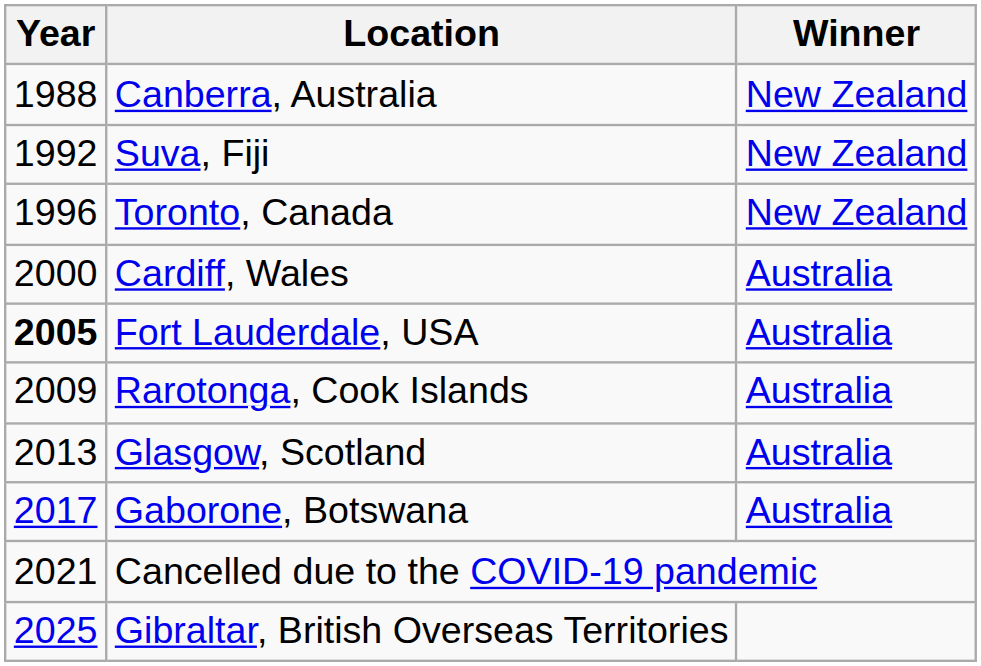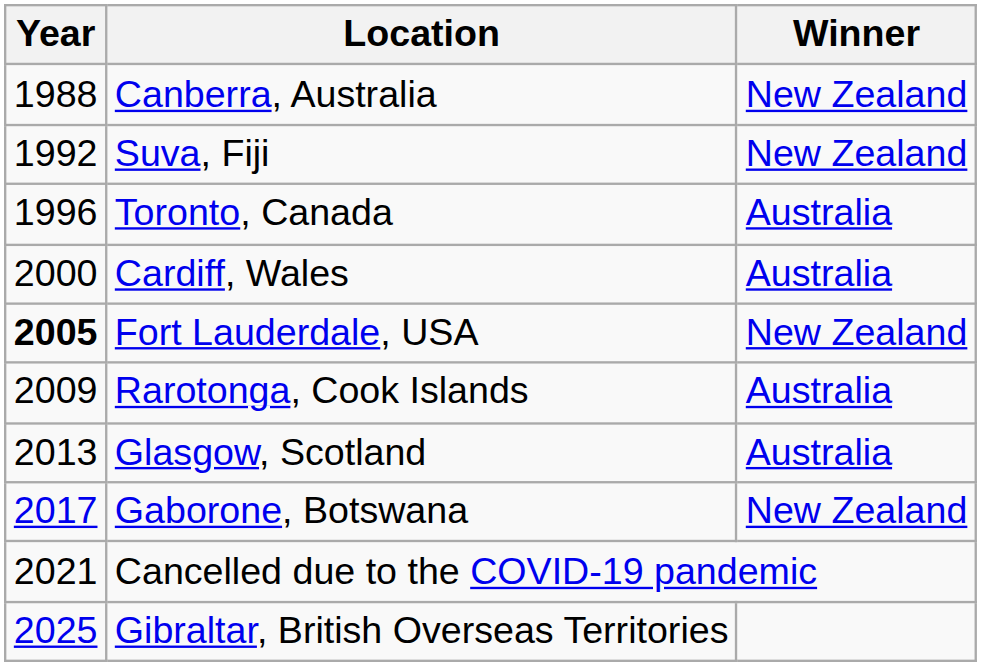(857, 213) New Zealand -> (819, 213) Australia
(819, 332) Australia -> (857, 332) New Zealand
(819, 511) Australia -> (857, 511) New Zealand
